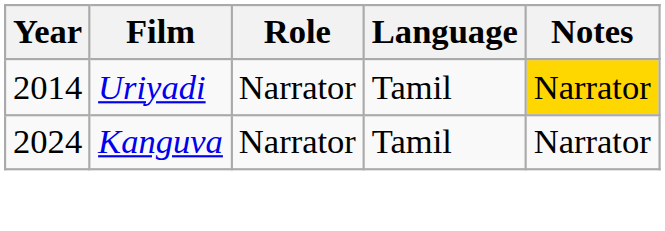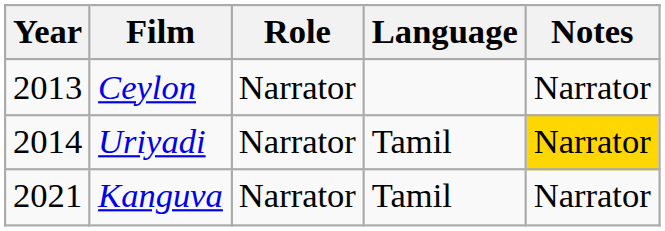+ row: (147, 86)
(48, 141) 2024 -> (48, 196) 2021
